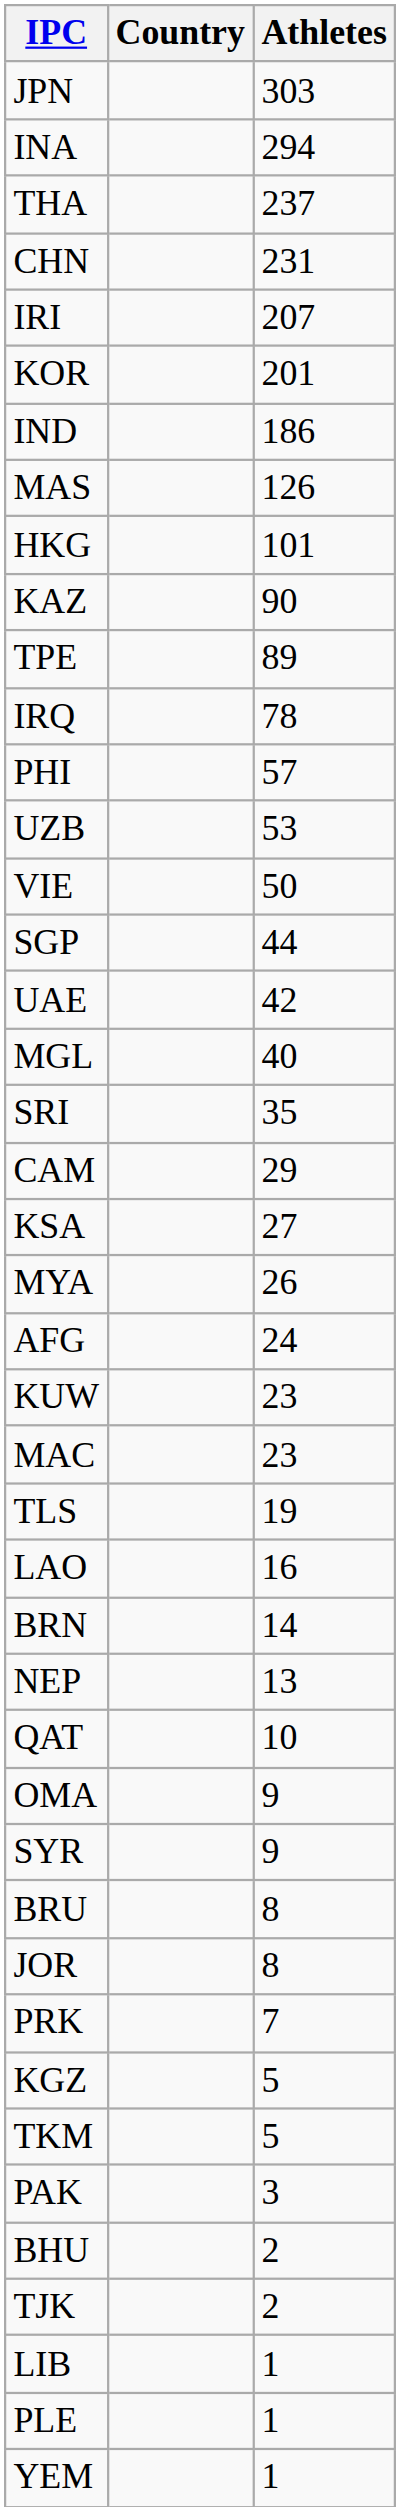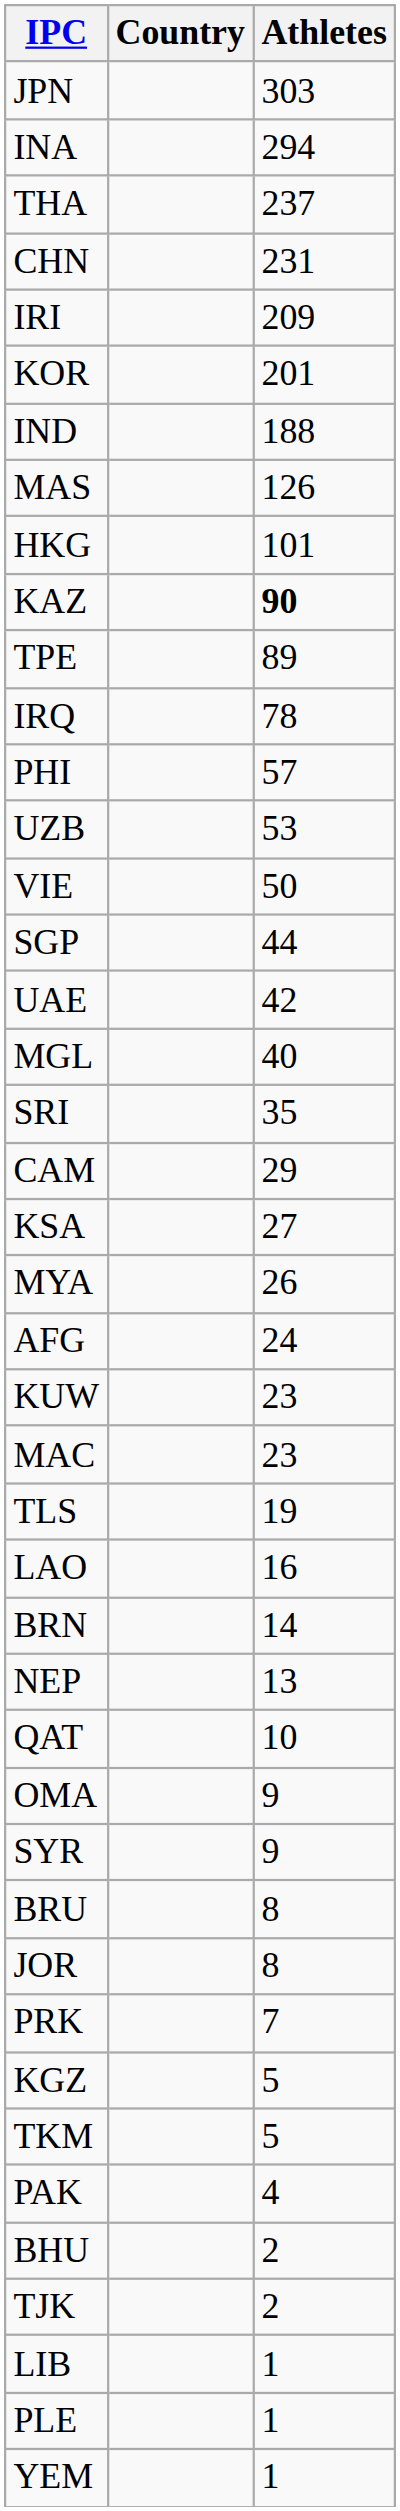(288, 317) 207 -> (288, 317) 209
(288, 430) 186 -> (288, 430) 188
(279, 601) normal -> (279, 601) bold
(270, 2192) 3 -> (270, 2192) 4
